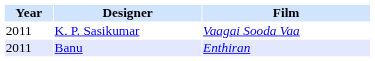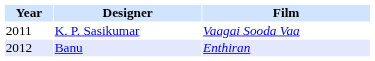(19, 48) 2011 -> (19, 48) 2012
